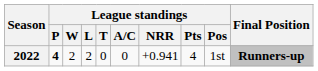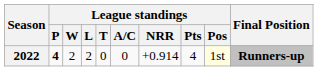(160, 55) +0.941 -> (160, 55) +0.914
(217, 55) no background -> (217, 55) lightyellow background
